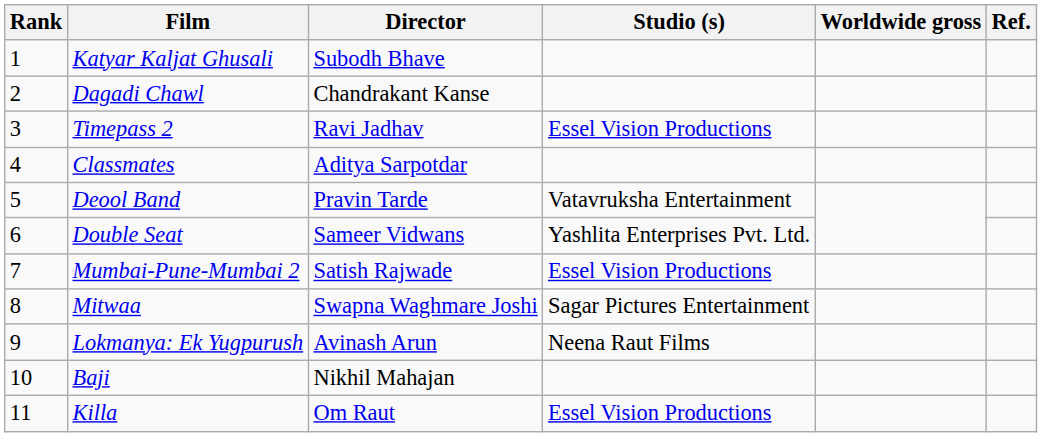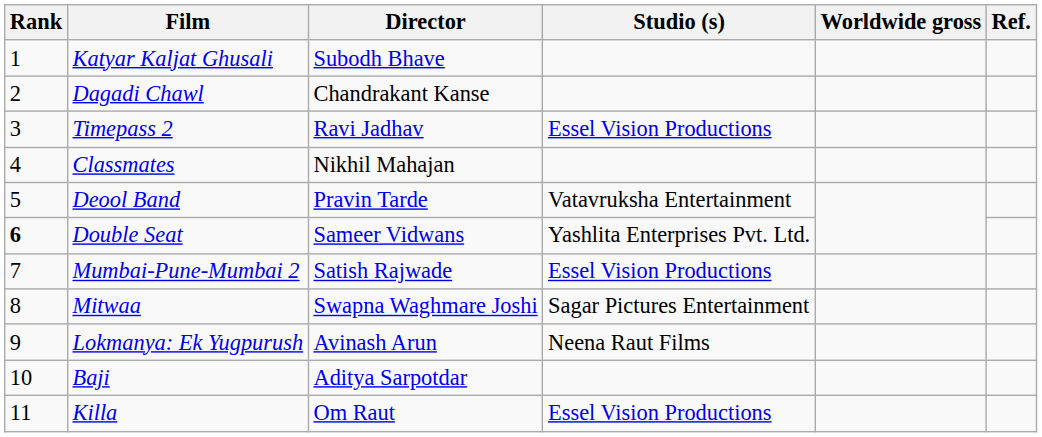(390, 164) Aditya Sarpotdar -> (384, 164) Nikhil Mahajan
(15, 235) normal -> (15, 235) bold
(384, 377) Nikhil Mahajan -> (390, 377) Aditya Sarpotdar
